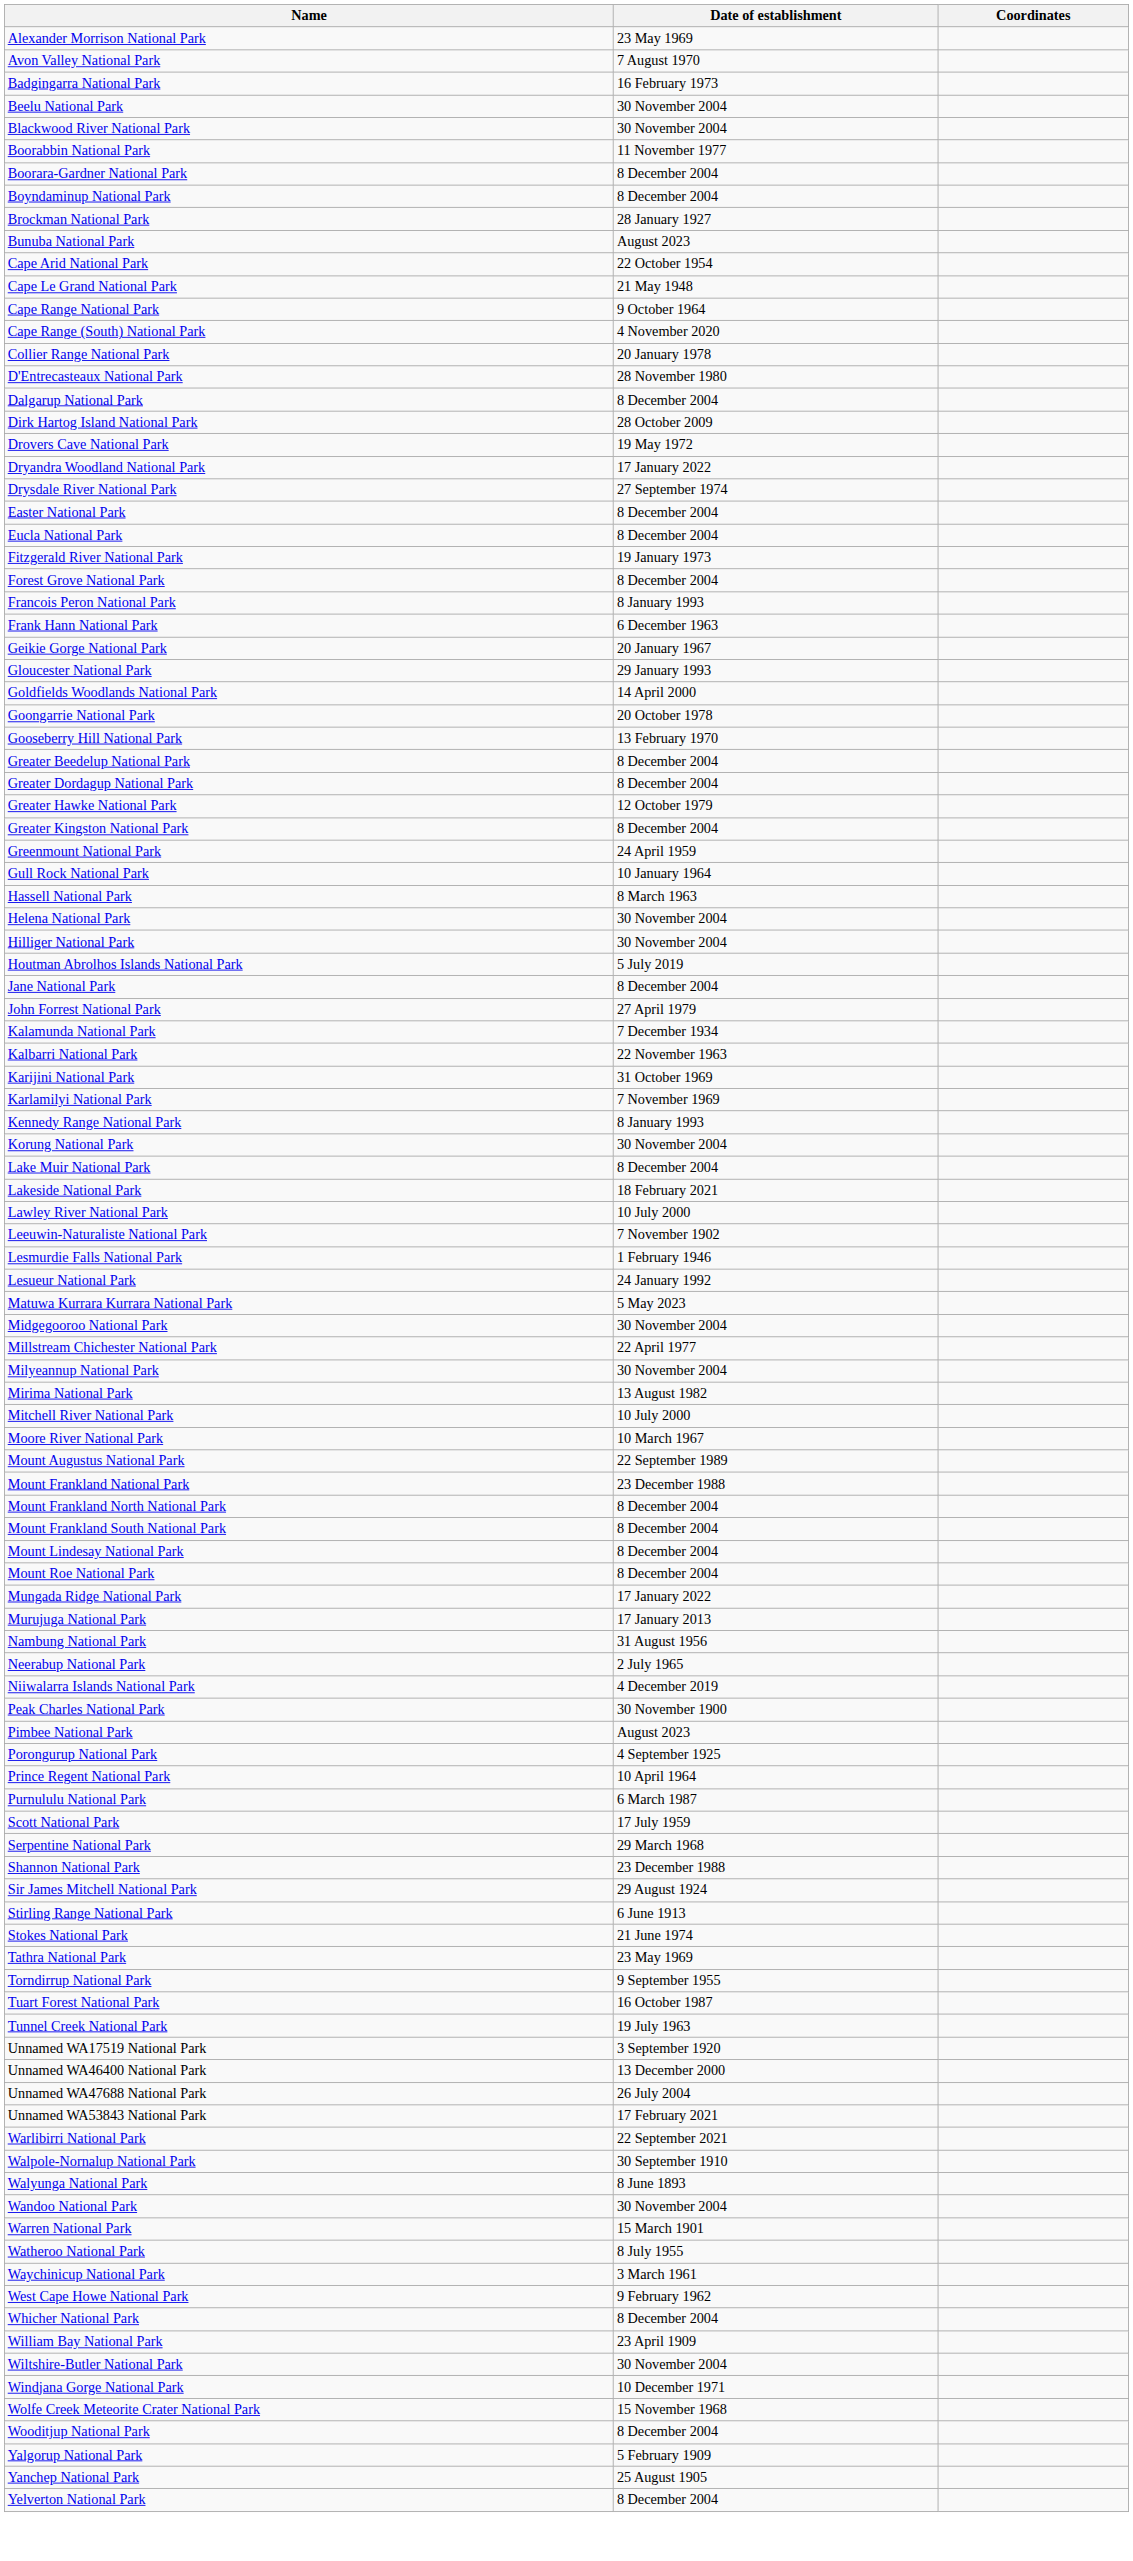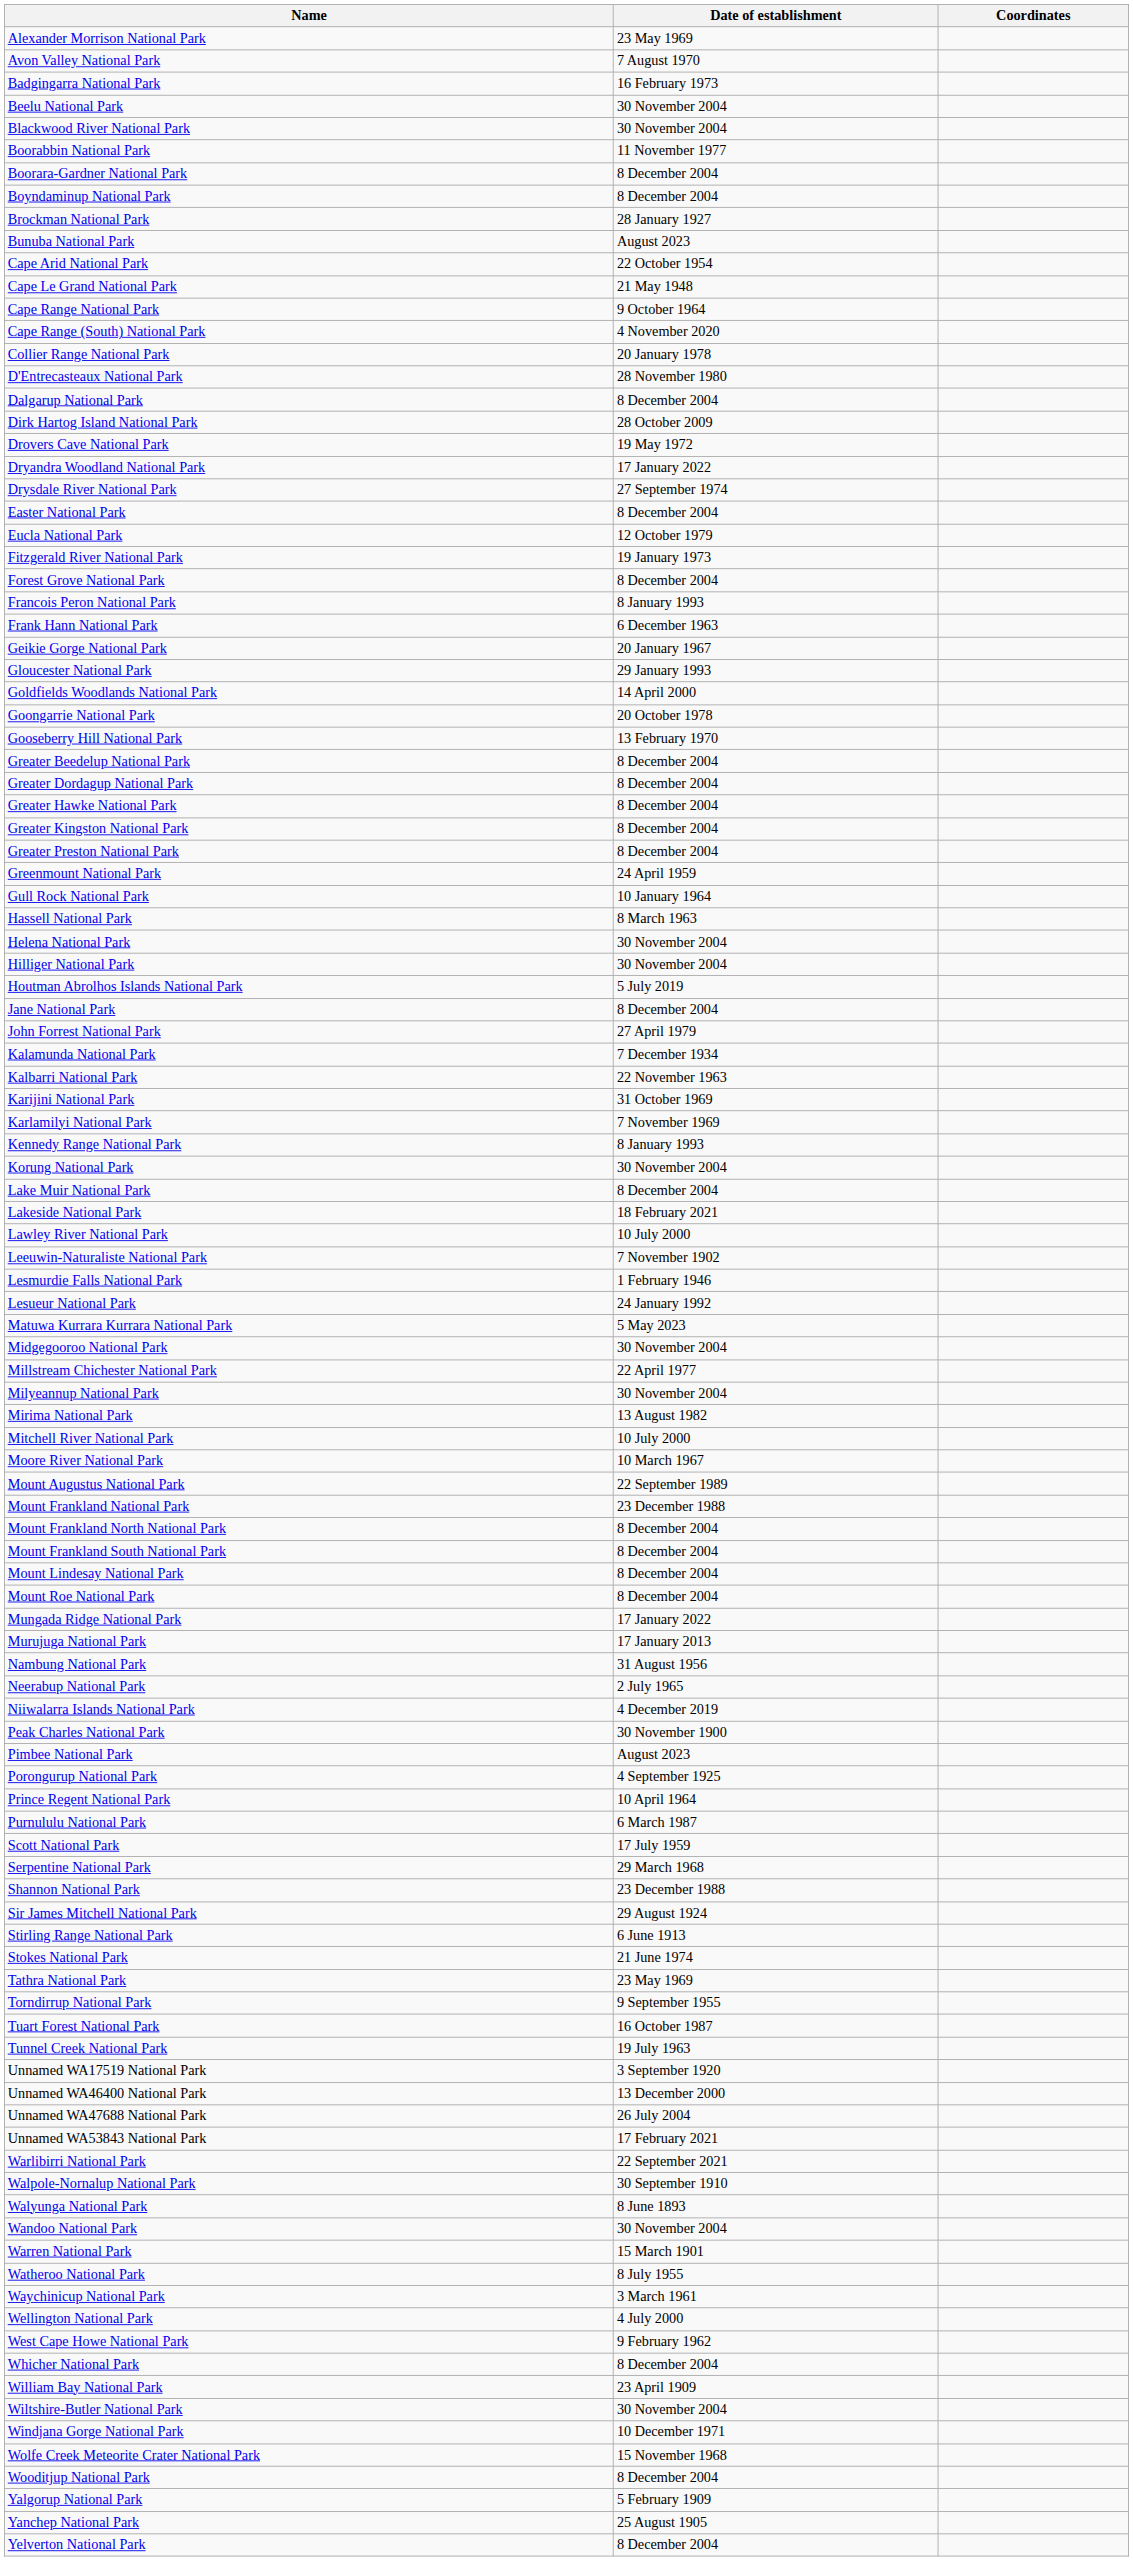(668, 535) 8 December 2004 -> (665, 535) 12 October 1979
(665, 806) 12 October 1979 -> (668, 806) 8 December 2004
+ row: (93, 851)
+ row: (80, 2319)
